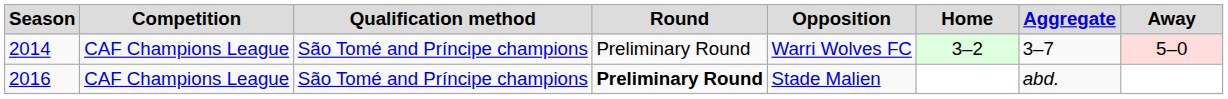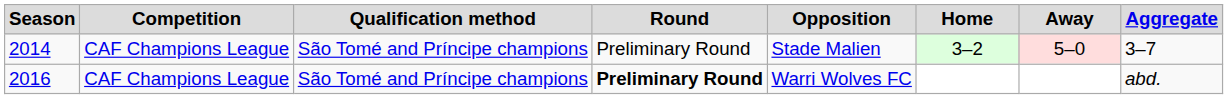columns swapped: (1172, 19) <-> (1070, 19)
(842, 49) Warri Wolves FC -> (826, 49) Stade Malien
(826, 78) Stade Malien -> (842, 78) Warri Wolves FC
